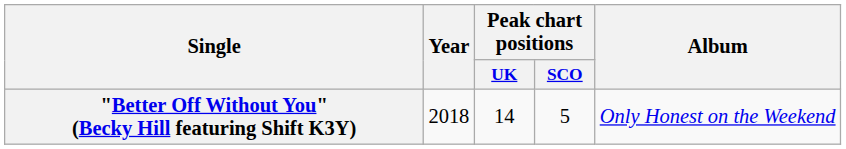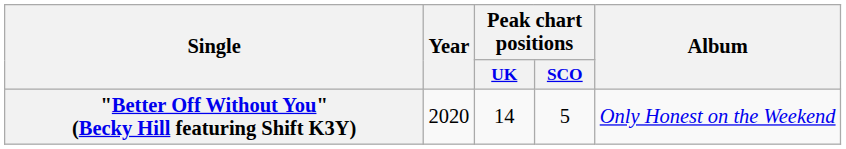(449, 116) 2018 -> (449, 116) 2020
